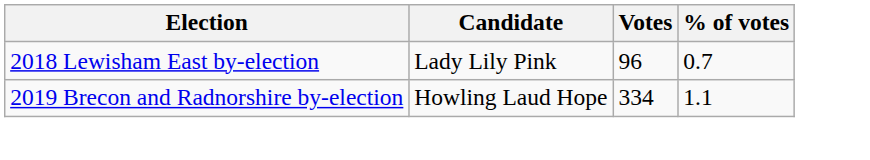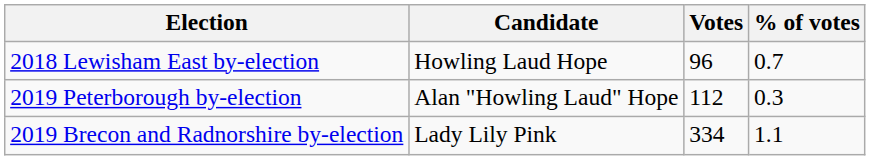(485, 60) Lady Lily Pink -> (511, 60) Howling Laud Hope
+ row: (156, 97)
(511, 97) Howling Laud Hope -> (485, 135) Lady Lily Pink
